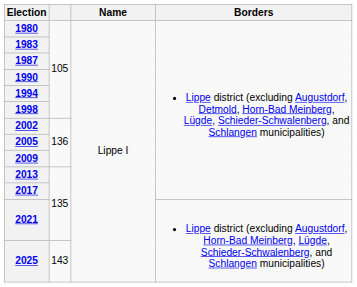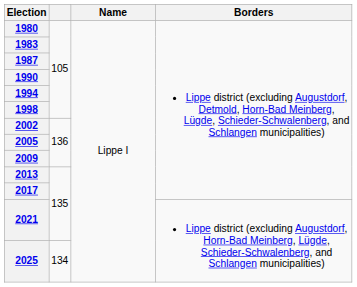(60, 261) 143 -> (60, 261) 134
